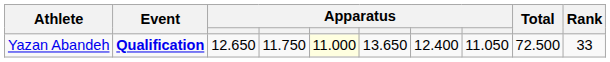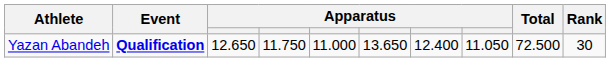(334, 46) lightyellow background -> (334, 46) no background
(585, 46) 33 -> (585, 46) 30
